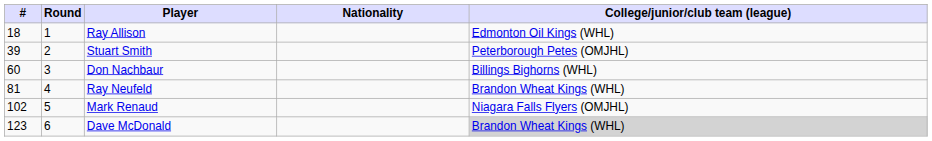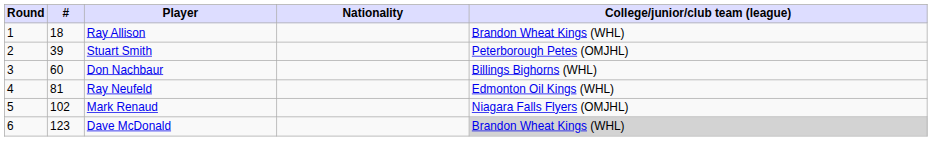columns swapped: (63, 13) <-> (23, 13)
(543, 32) Edmonton Oil Kings (WHL) -> (548, 32) Brandon Wheat Kings (WHL)
(548, 88) Brandon Wheat Kings (WHL) -> (543, 88) Edmonton Oil Kings (WHL)
